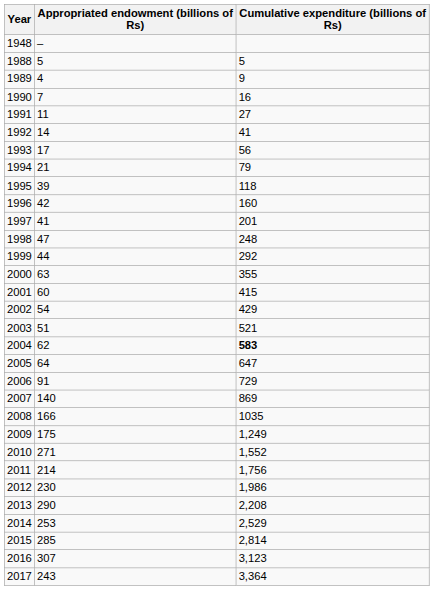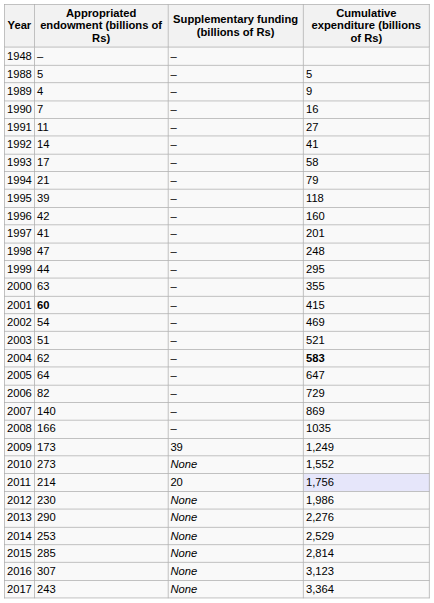+ column: (236, 25)
(245, 150) 56 -> (312, 162) 58
(248, 256) 292 -> (315, 269) 295
(43, 292) normal -> (43, 305) bold
(248, 310) 429 -> (315, 322) 469
(43, 381) 91 -> (43, 393) 82
(46, 434) 175 -> (46, 447) 173
(46, 452) 271 -> (46, 464) 273
(253, 470) no background -> (320, 482) lavender background
(253, 505) 2,208 -> (320, 518) 2,276
